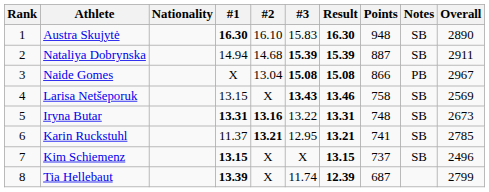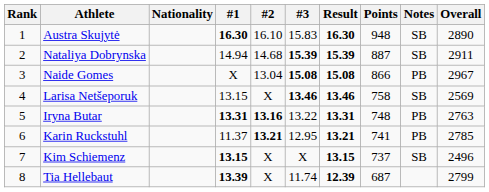(303, 95) 13.43 -> (303, 95) 13.46
(419, 116) SB -> (419, 116) PB
(461, 116) 2673 -> (461, 116) 2763
(419, 136) SB -> (419, 136) PB
